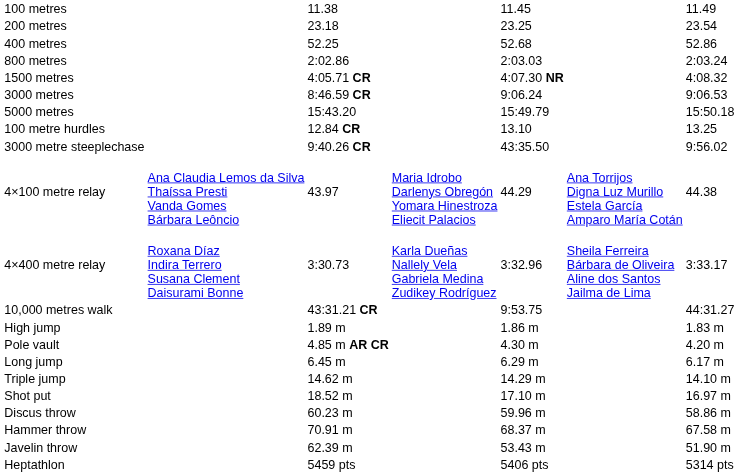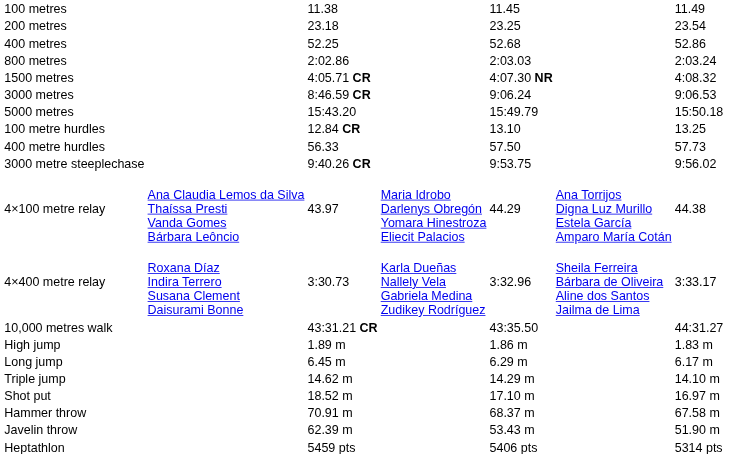+ row: (55, 146)
(525, 146) 43:35.50 -> (510, 163) 9:53.75
(521, 310) 9:53.75 -> (514, 327) 43:35.50
- row: (32, 344)
- row: (40, 413)
